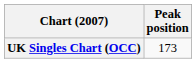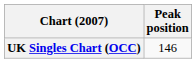(168, 48) 173 -> (168, 48) 146
